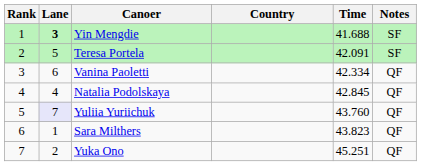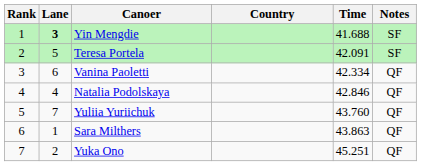(353, 92) 42.845 -> (353, 92) 42.846
(55, 111) lavender background -> (55, 111) no background
(353, 131) 43.823 -> (353, 131) 43.863
